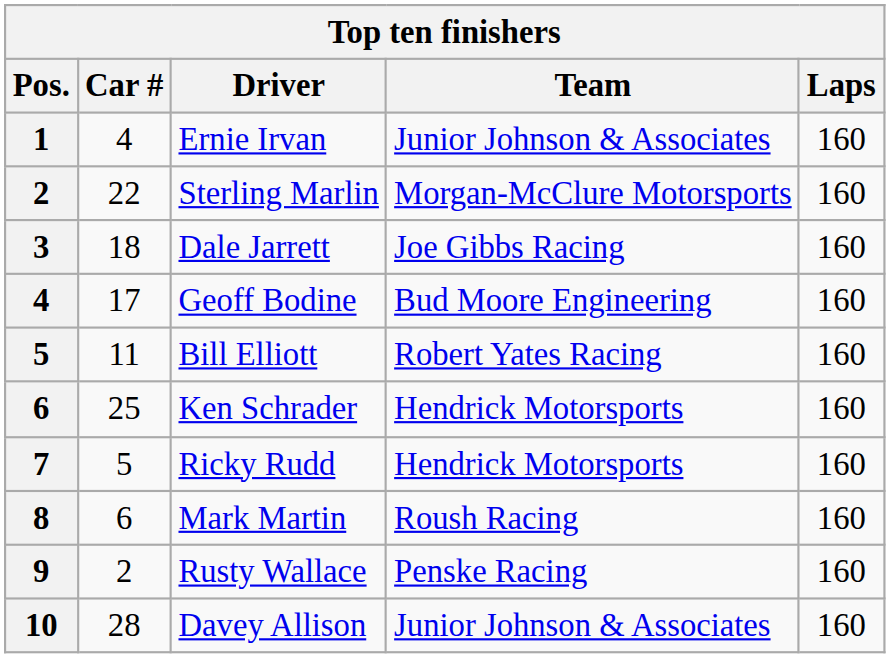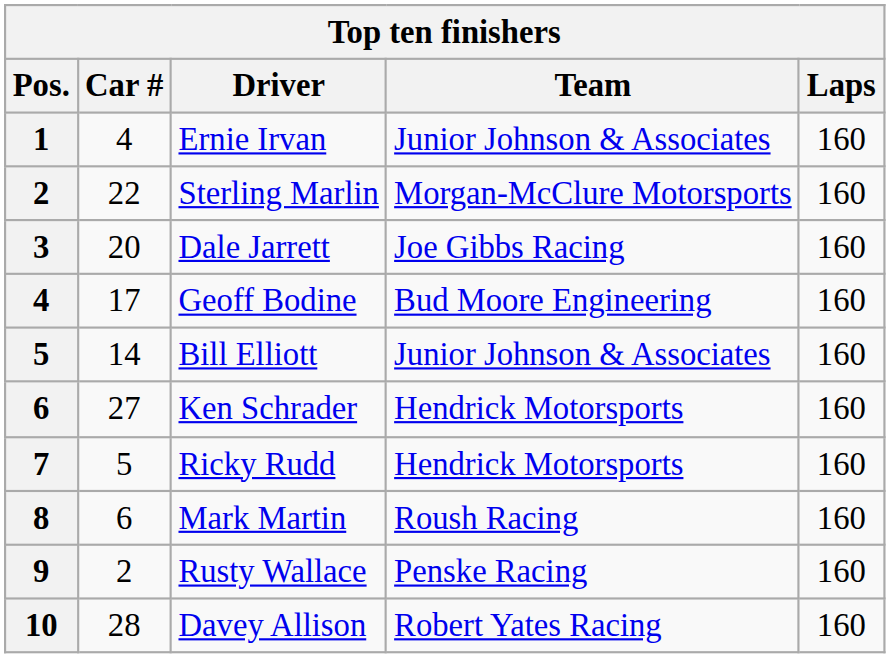(124, 247) 18 -> (124, 247) 20
(124, 354) 11 -> (124, 354) 14
(528, 354) Robert Yates Racing -> (582, 354) Junior Johnson & Associates
(124, 408) 25 -> (124, 408) 27
(582, 624) Junior Johnson & Associates -> (528, 624) Robert Yates Racing
